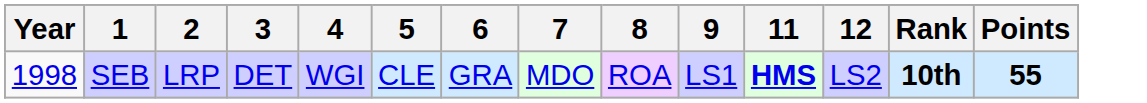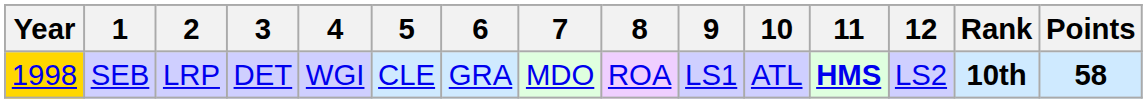+ column: (777, 28)
(44, 75) no background -> (44, 75) gold background
(1026, 75) 55 -> (1091, 75) 58
